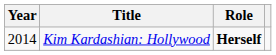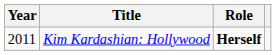(22, 38) 2014 -> (22, 38) 2011
